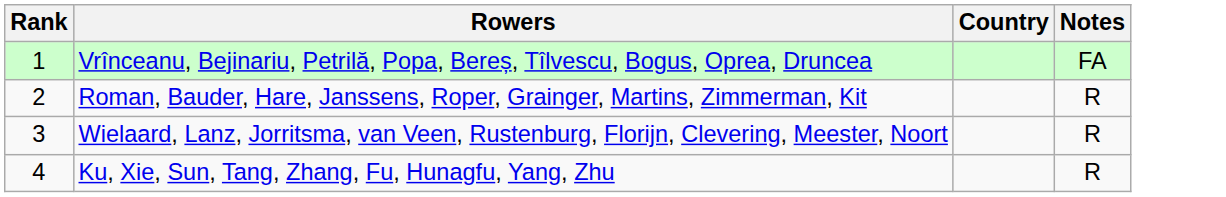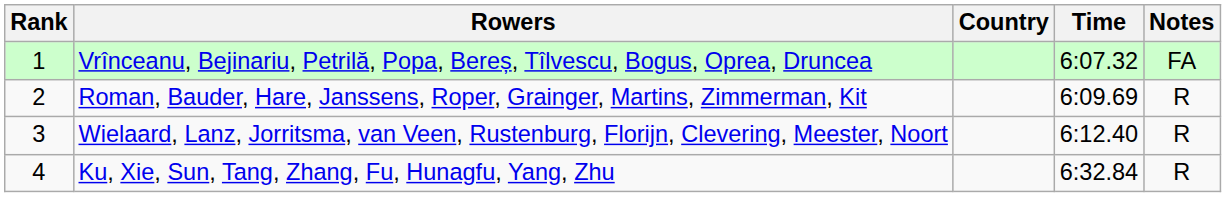+ column: (1099, 23)
